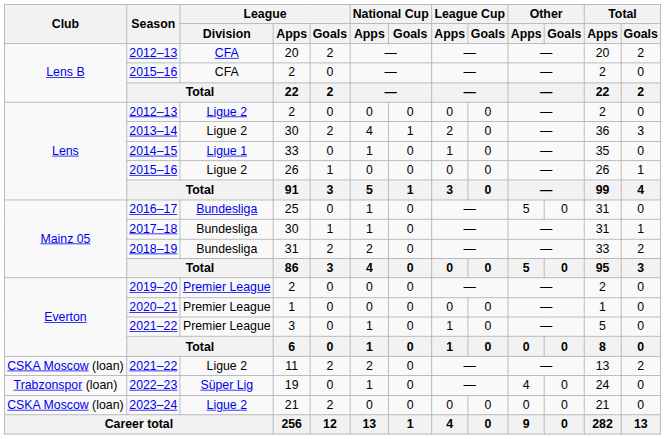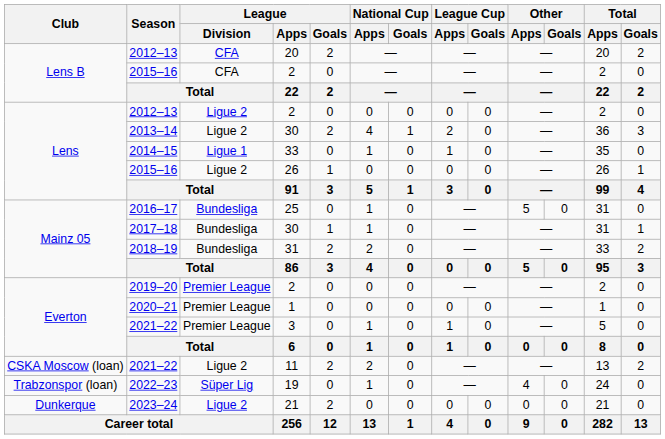(65, 405) CSKA Moscow (loan) -> (65, 405) Dunkerque
